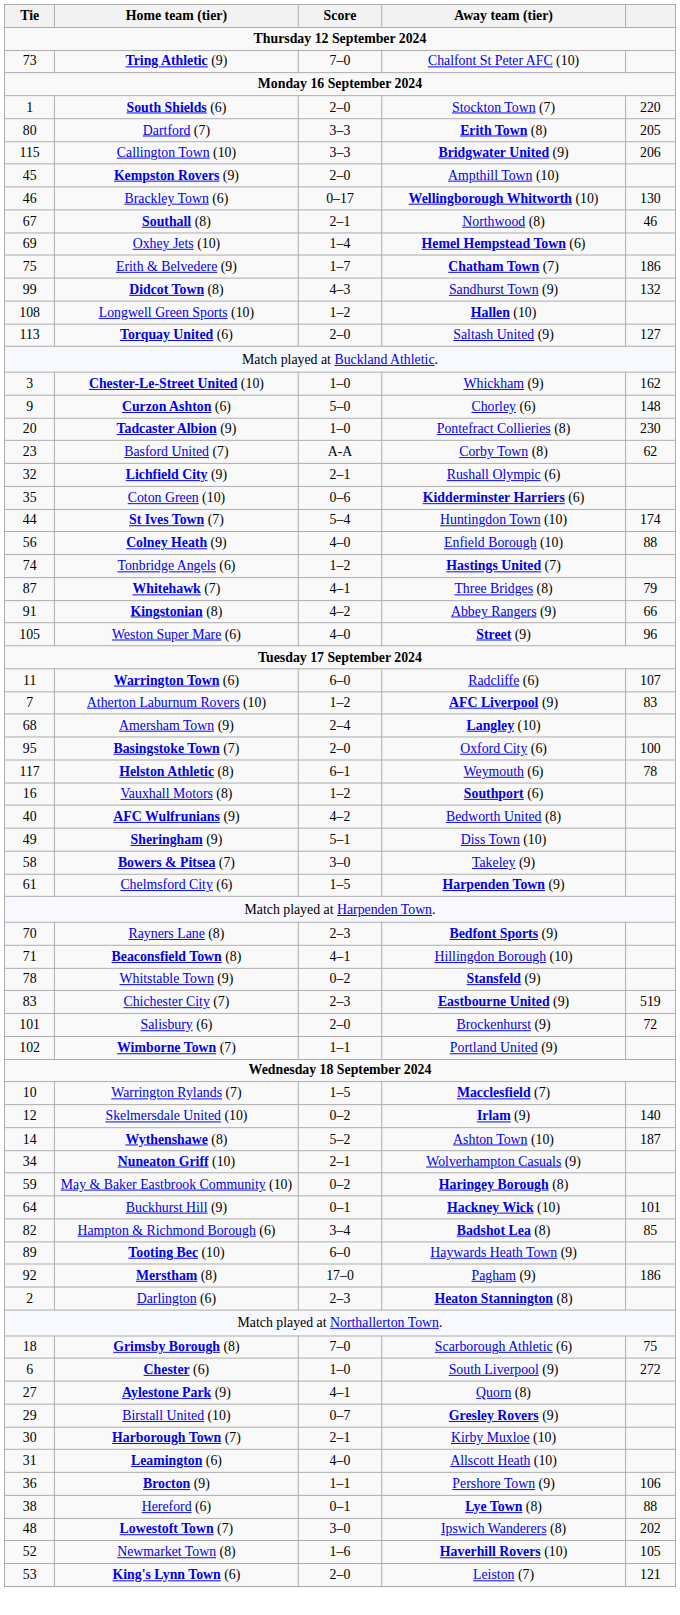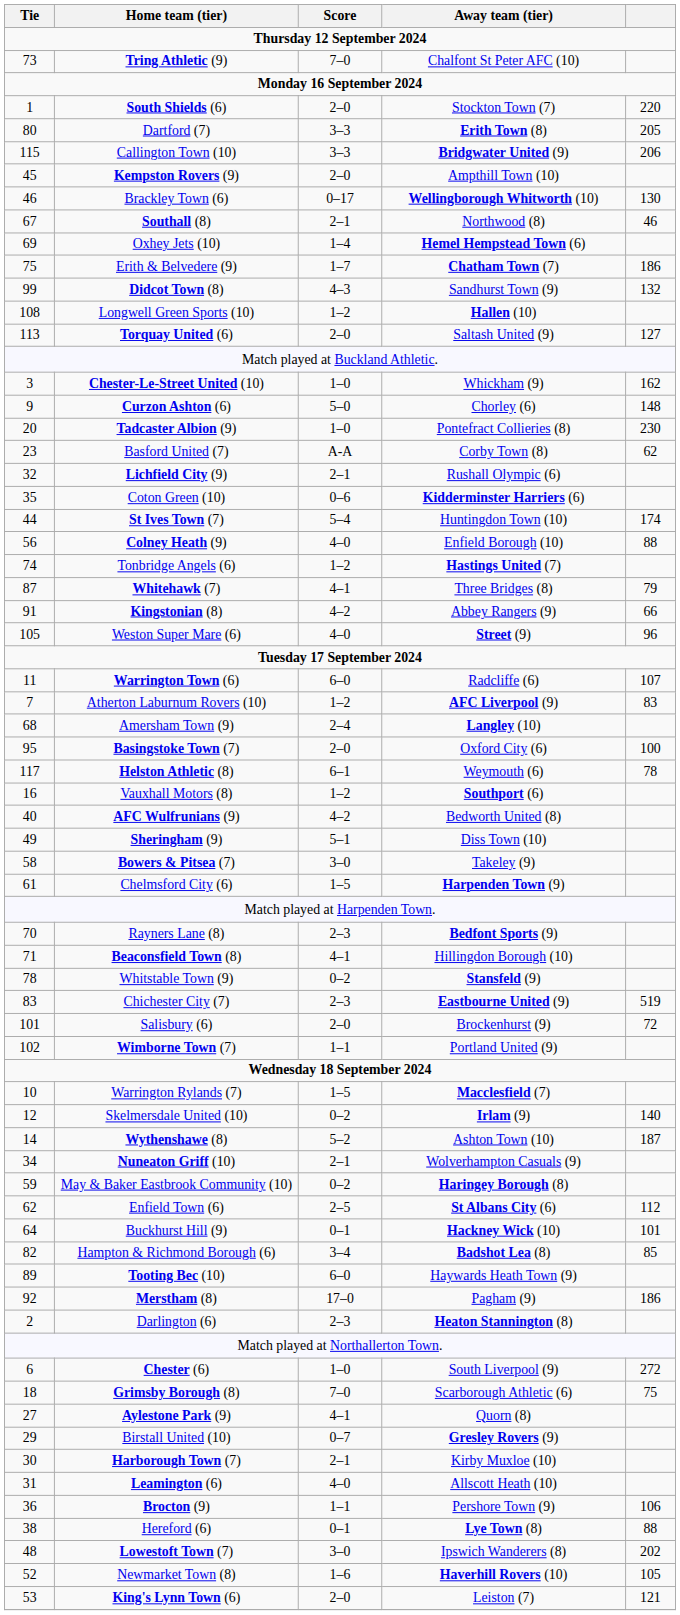+ row: (176, 1207)
rows swapped: (176, 1370) <-> (176, 1347)
